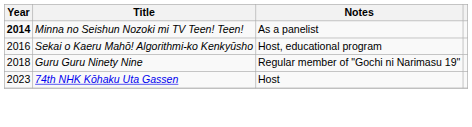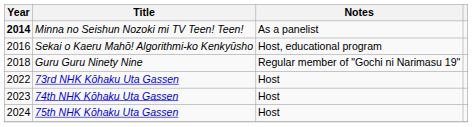+ row: (107, 79)
+ row: (107, 113)
